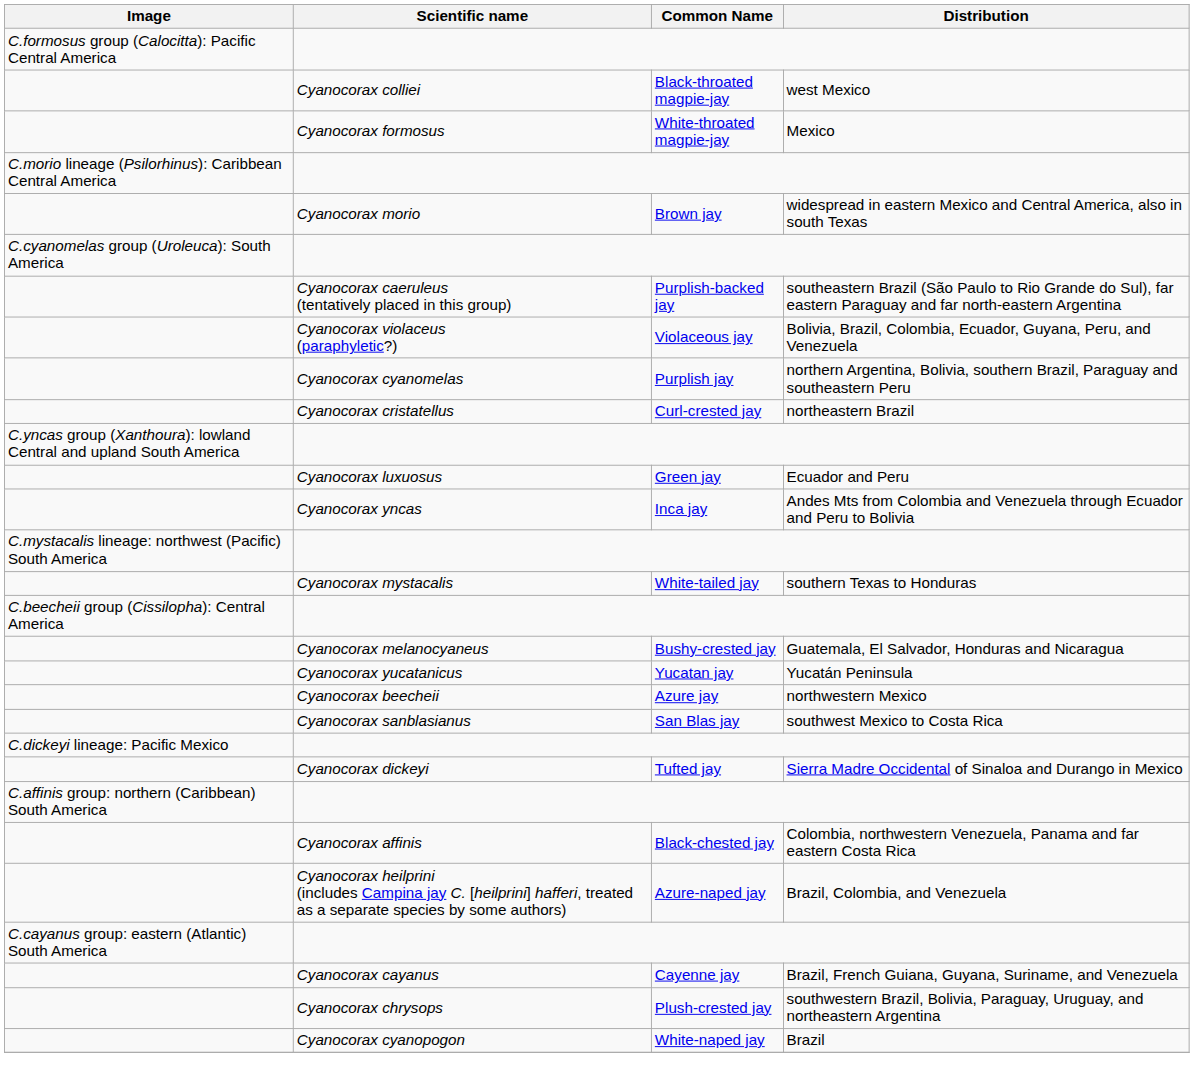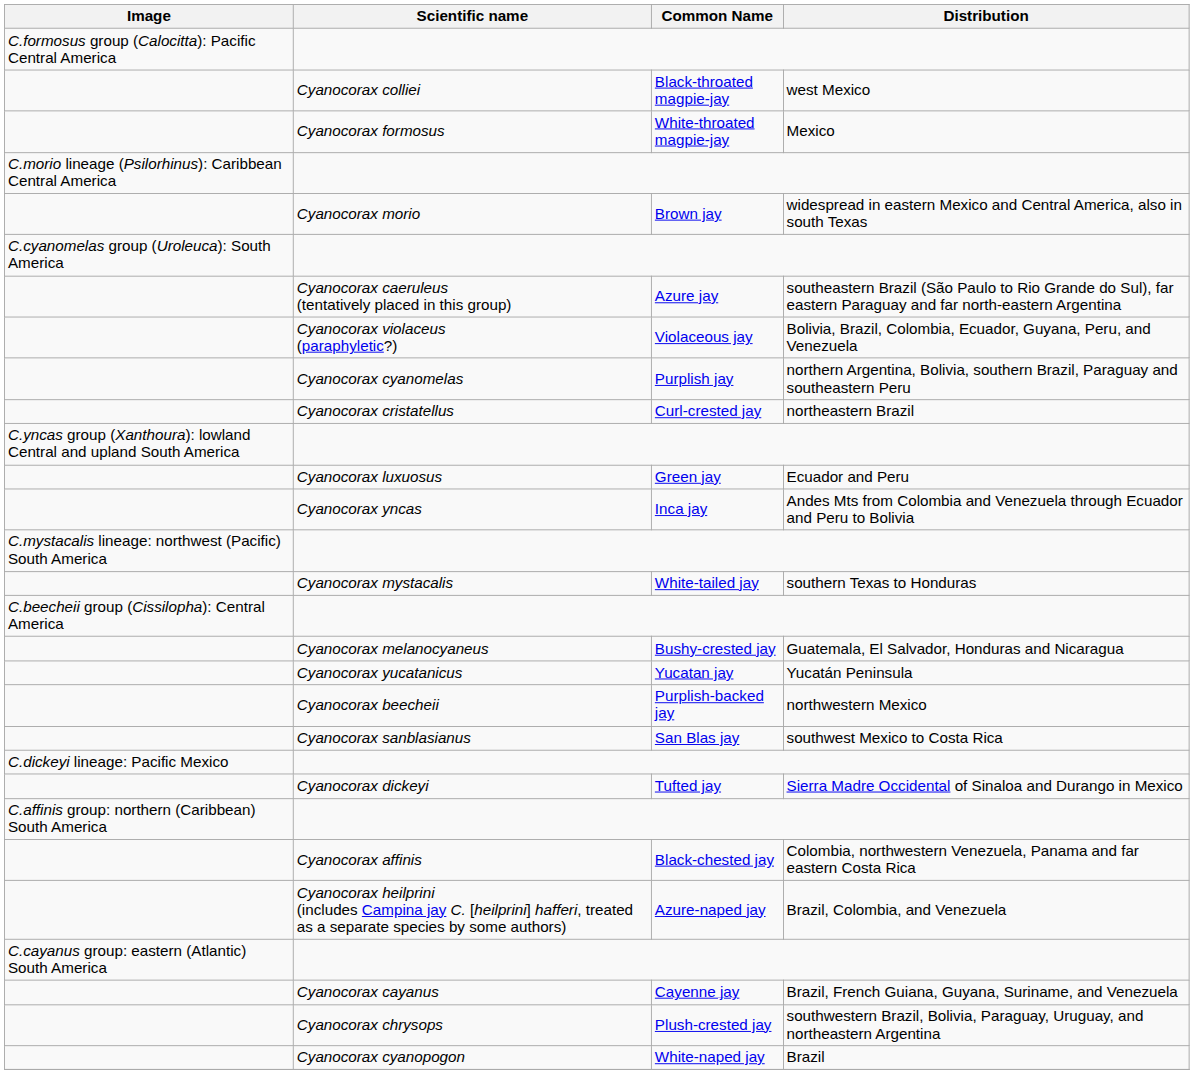(709, 296) Purplish-backed jay -> (687, 296) Azure jay
(687, 696) Azure jay -> (709, 705) Purplish-backed jay
